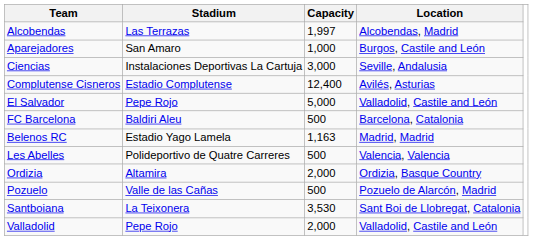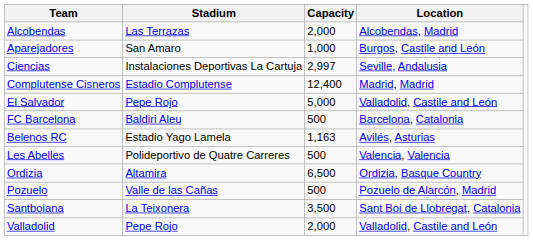(321, 31) 1,997 -> (321, 31) 2,000
(321, 66) 3,000 -> (321, 66) 2,997
(397, 84) Avilés, Asturias -> (397, 84) Madrid, Madrid
(397, 137) Madrid, Madrid -> (397, 137) Avilés, Asturias
(321, 173) 2,000 -> (321, 173) 6,500
(321, 208) 3,530 -> (321, 208) 3,500
